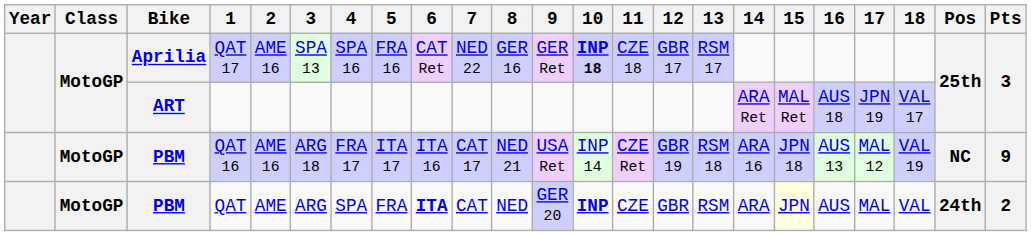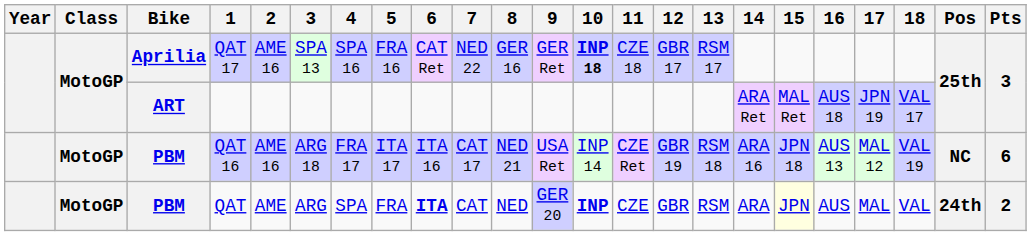(1006, 157) 9 -> (1006, 157) 6
